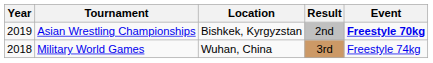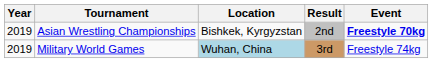(19, 49) 2018 -> (19, 49) 2019
(236, 49) no background -> (236, 49) lightblue background
